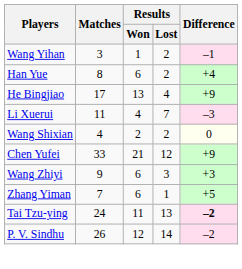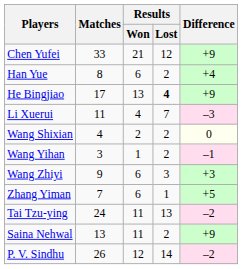rows swapped: (34, 154) <-> (36, 54)
(166, 94) normal -> (166, 94) bold
(209, 214) bold -> (209, 214) normal
+ row: (40, 234)
